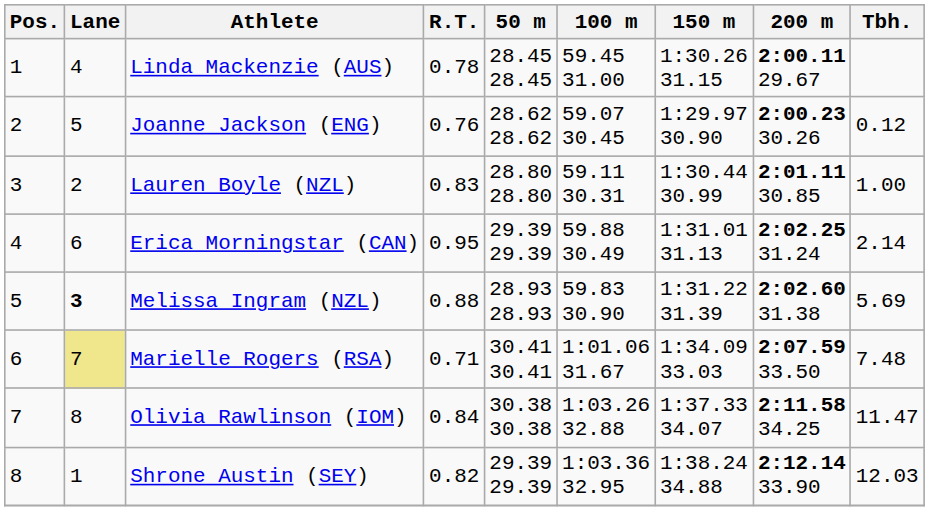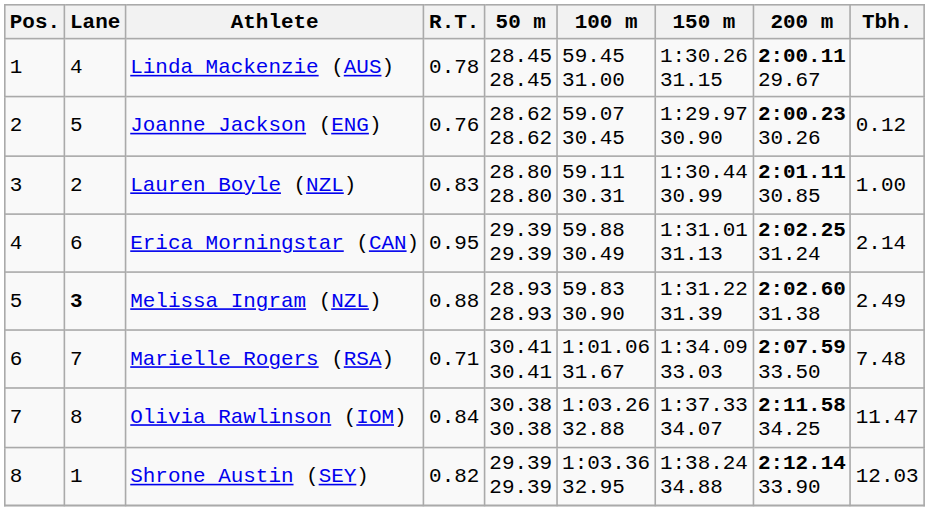(881, 301) 5.69 -> (881, 301) 2.49
(76, 359) khaki background -> (76, 359) no background
